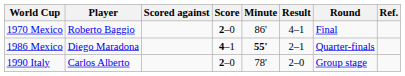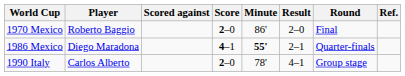(296, 29) 4–1 -> (296, 29) 2–0
(296, 63) 2–0 -> (296, 63) 4–1
